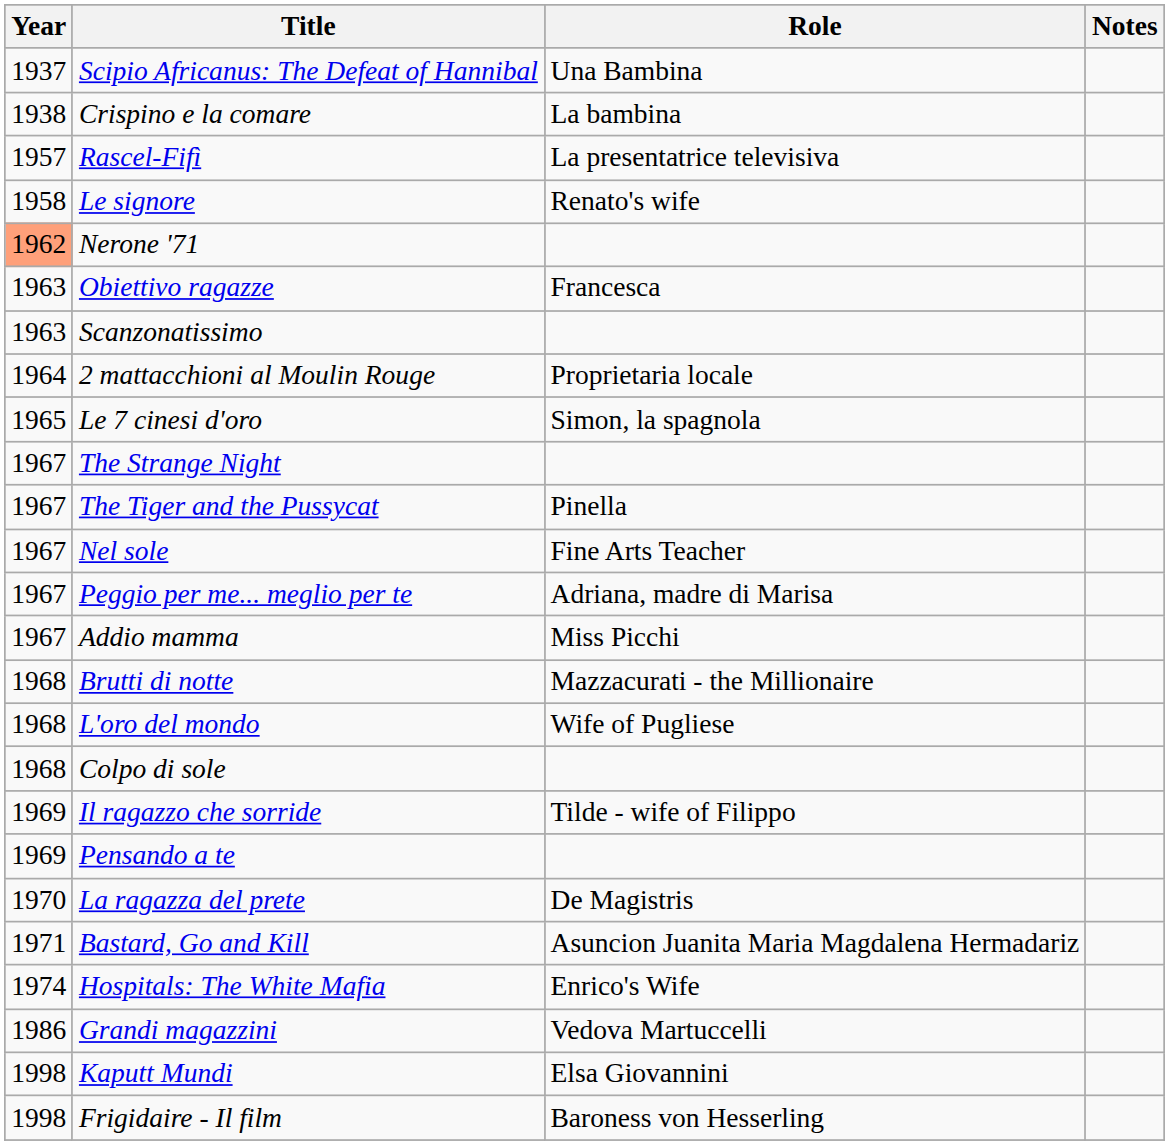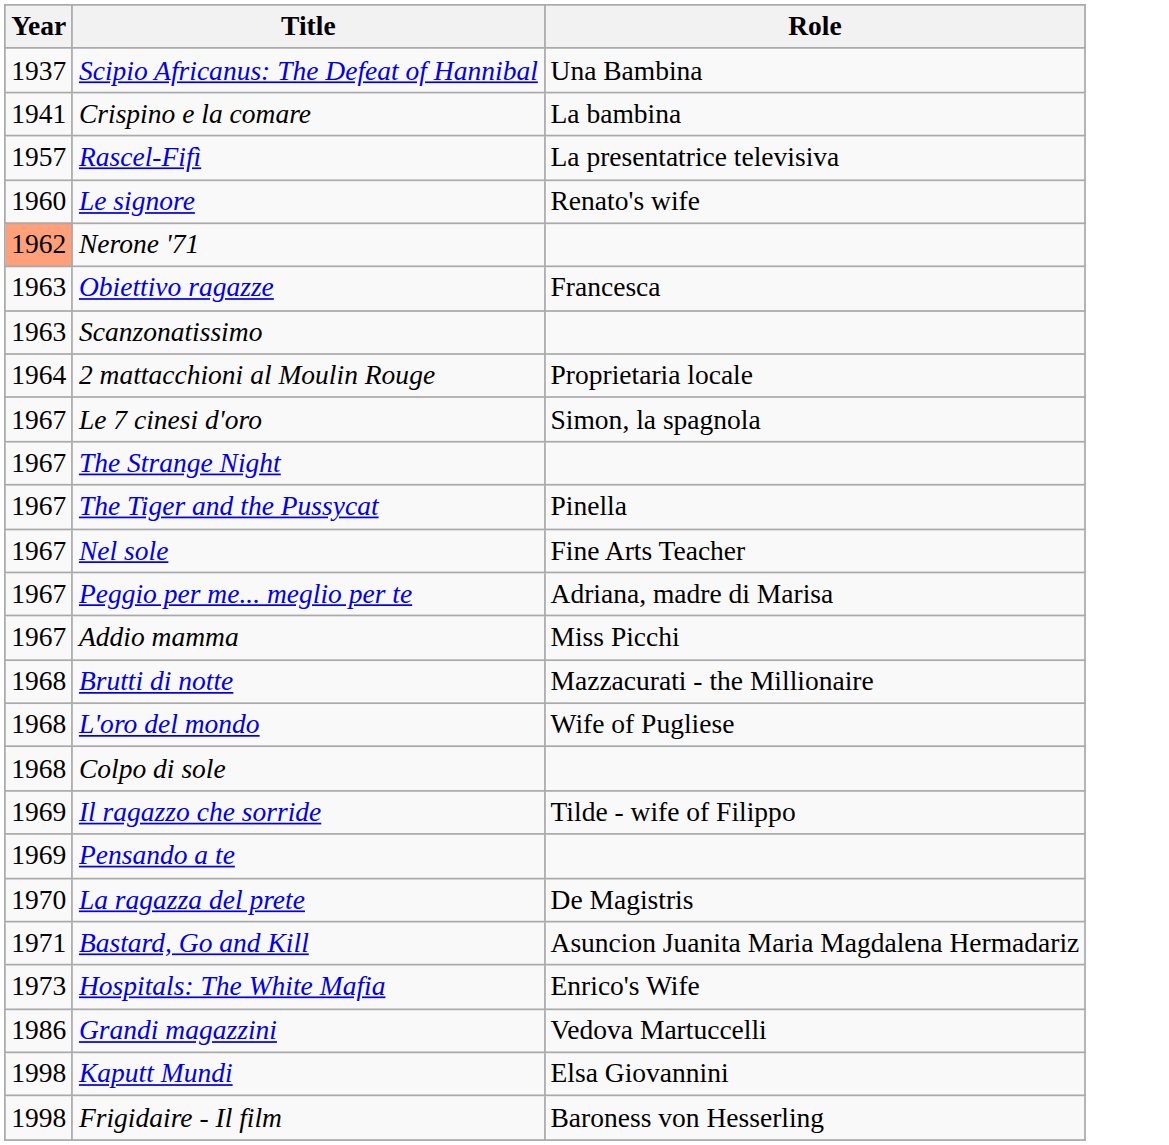- column: (1125, 26)
(39, 113) 1938 -> (39, 113) 1941
(39, 200) 1958 -> (39, 200) 1960
(39, 419) 1965 -> (39, 419) 1967
(39, 986) 1974 -> (39, 986) 1973
